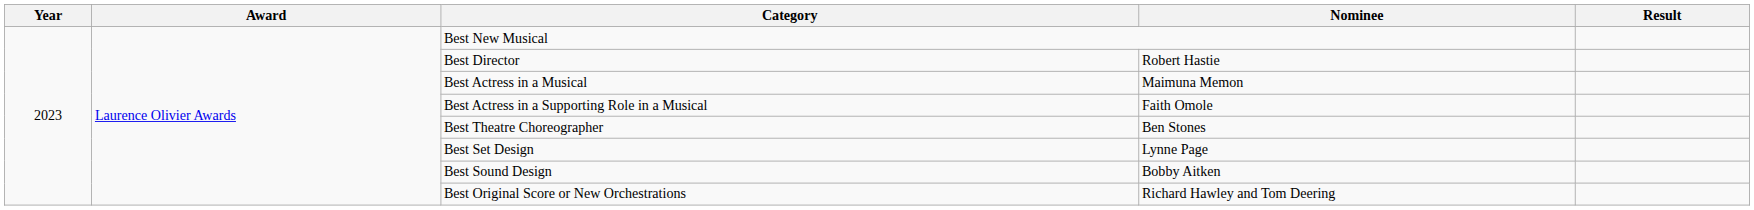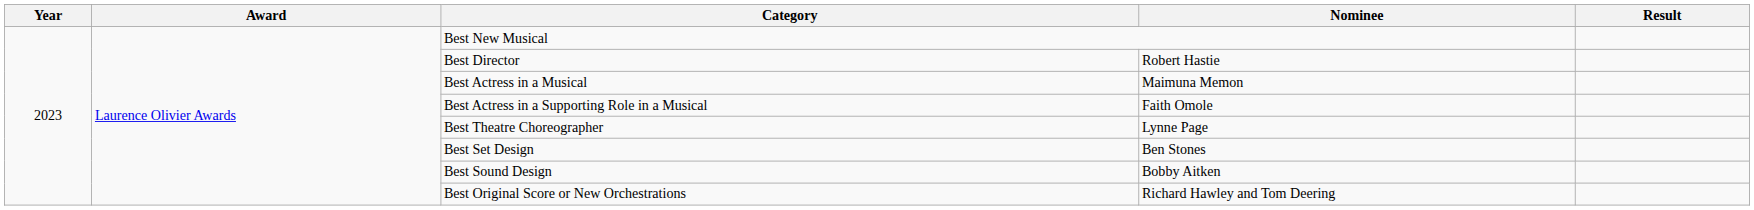(1174, 127) Ben Stones -> (1175, 127) Lynne Page
(1175, 149) Lynne Page -> (1174, 149) Ben Stones
